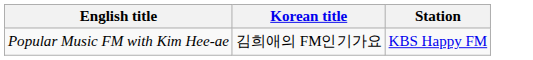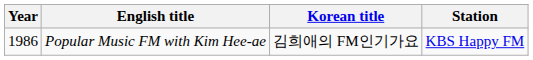+ column: (23, 16)
